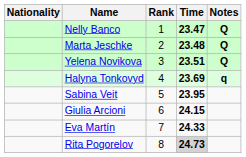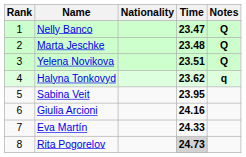columns swapped: (161, 12) <-> (33, 12)
(192, 78) 23.69 -> (192, 78) 23.62
(192, 111) 24.15 -> (192, 111) 24.16
